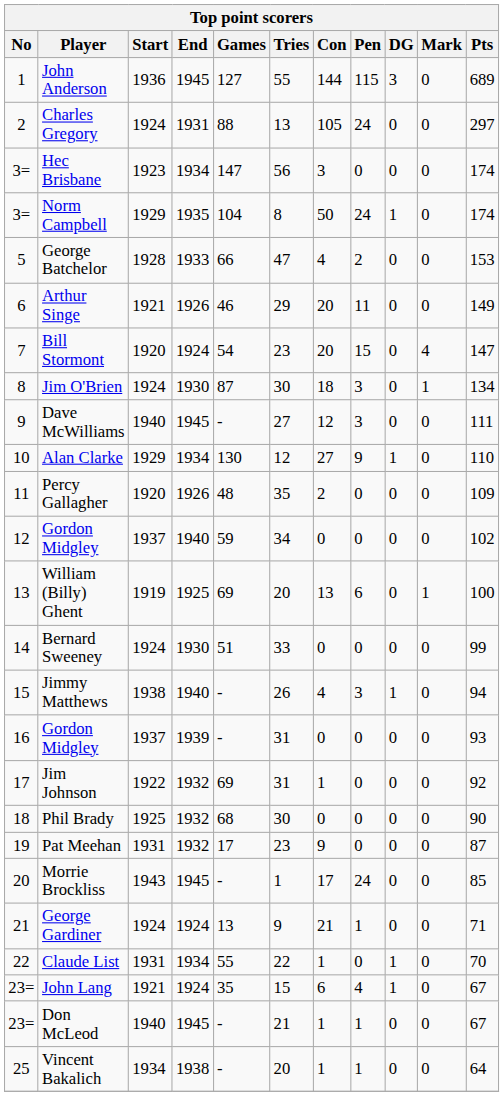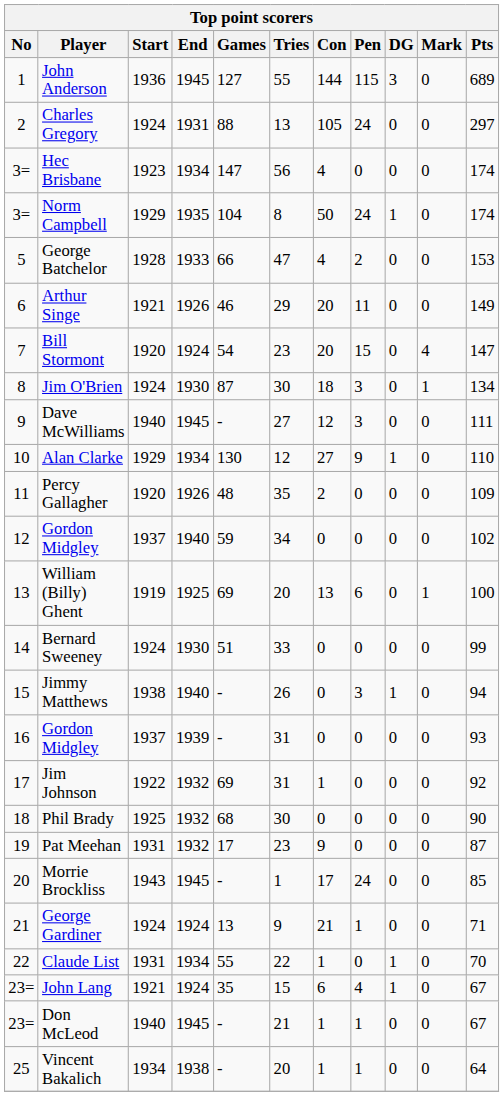(321, 170) 3 -> (321, 170) 4
(321, 692) 4 -> (321, 692) 0
